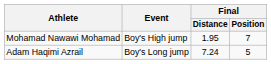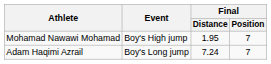(248, 52) 5 -> (248, 52) 7
